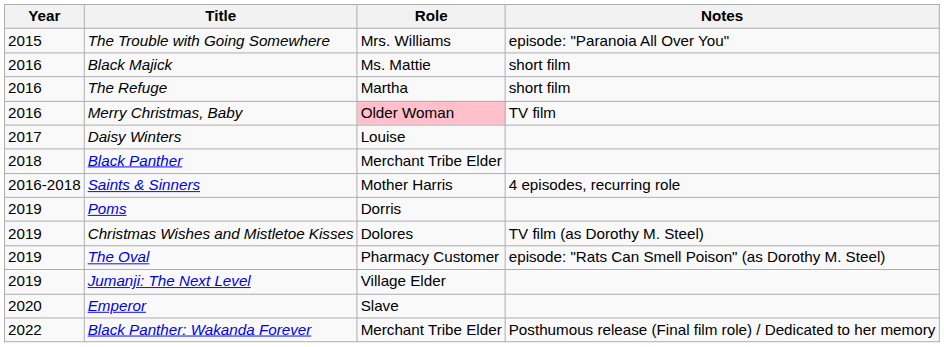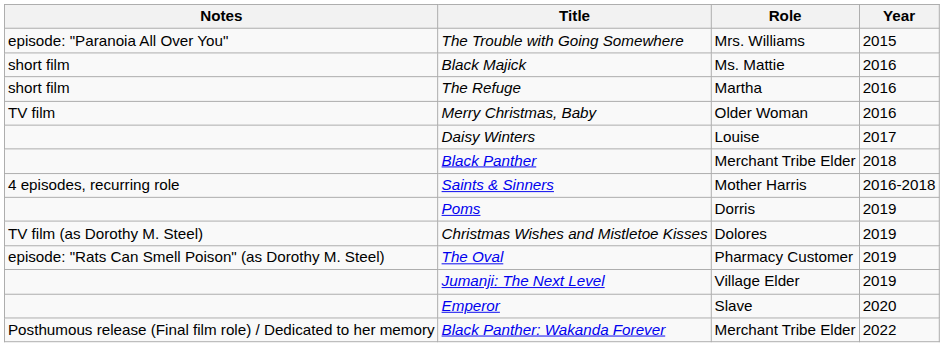columns swapped: (44, 16) <-> (722, 16)
(407, 112) pink background -> (761, 112) no background
